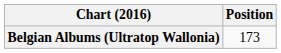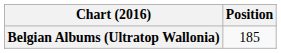(250, 37) 173 -> (250, 37) 185
